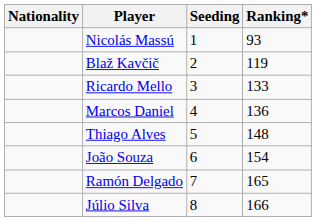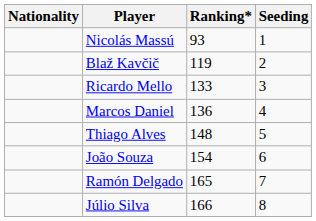columns swapped: (277, 16) <-> (215, 16)
